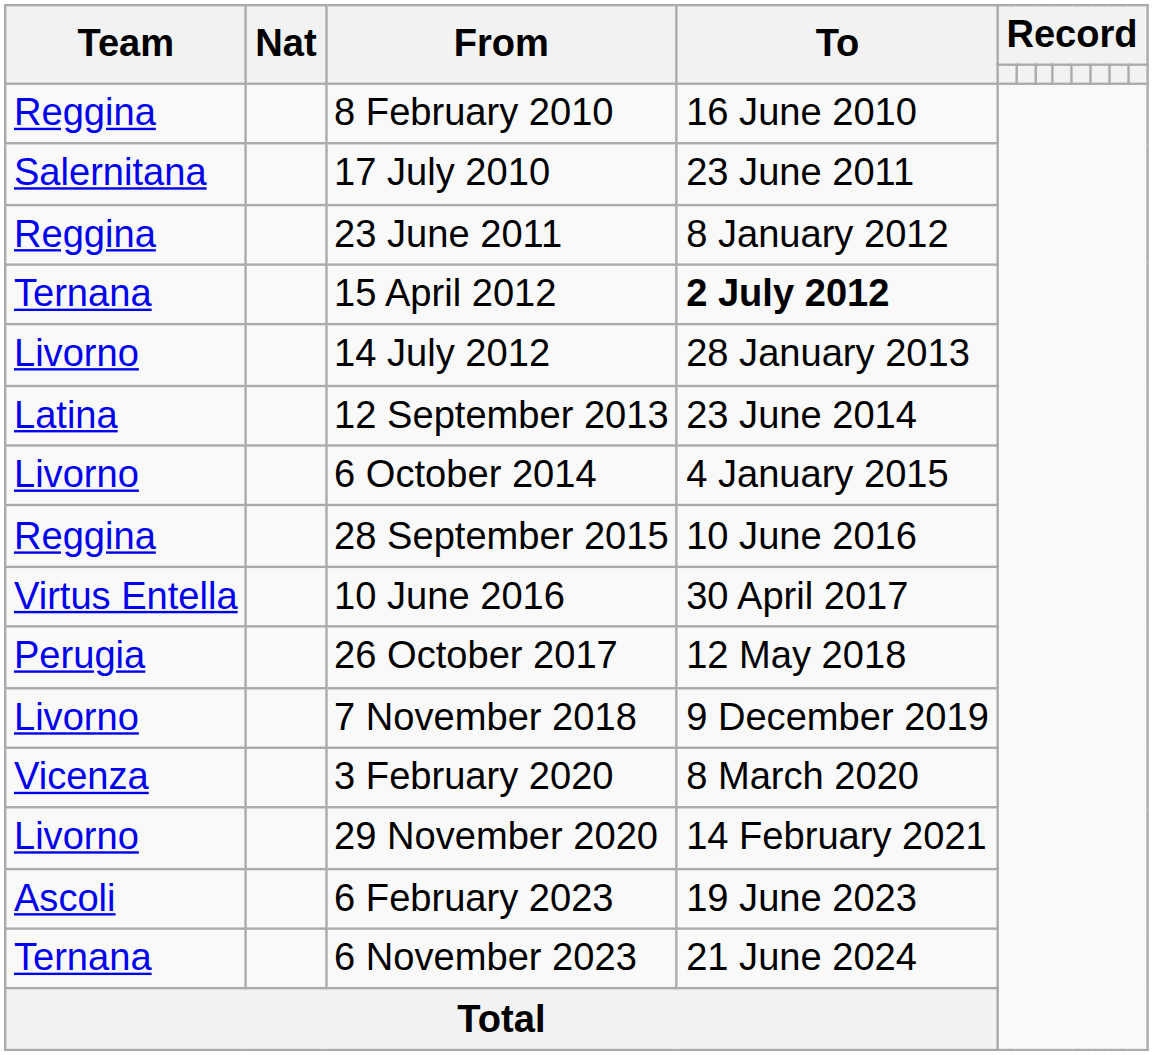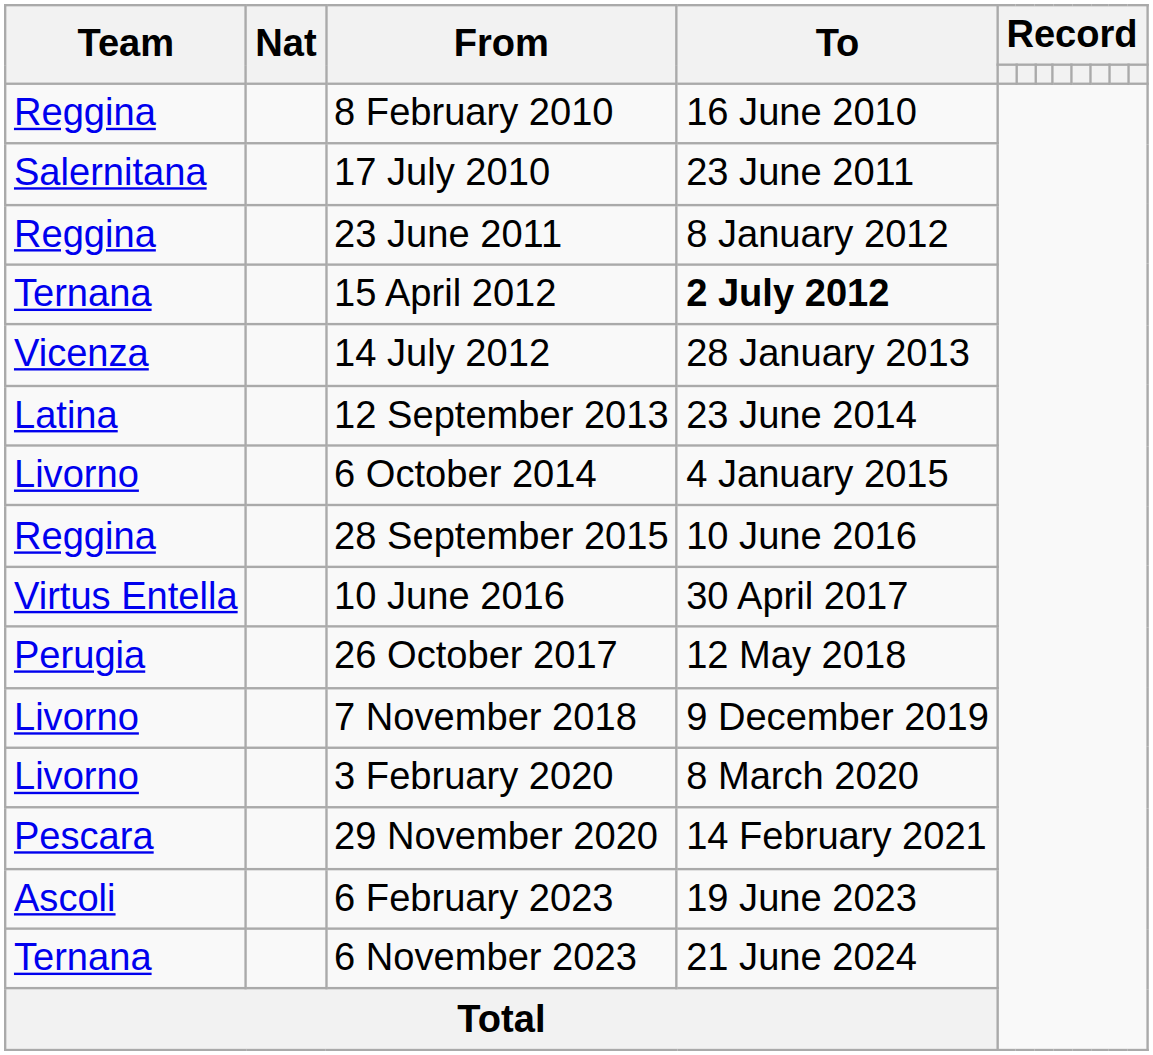(76, 354) Livorno -> (81, 354) Vicenza
(81, 776) Vicenza -> (76, 776) Livorno
(76, 837) Livorno -> (84, 837) Pescara
